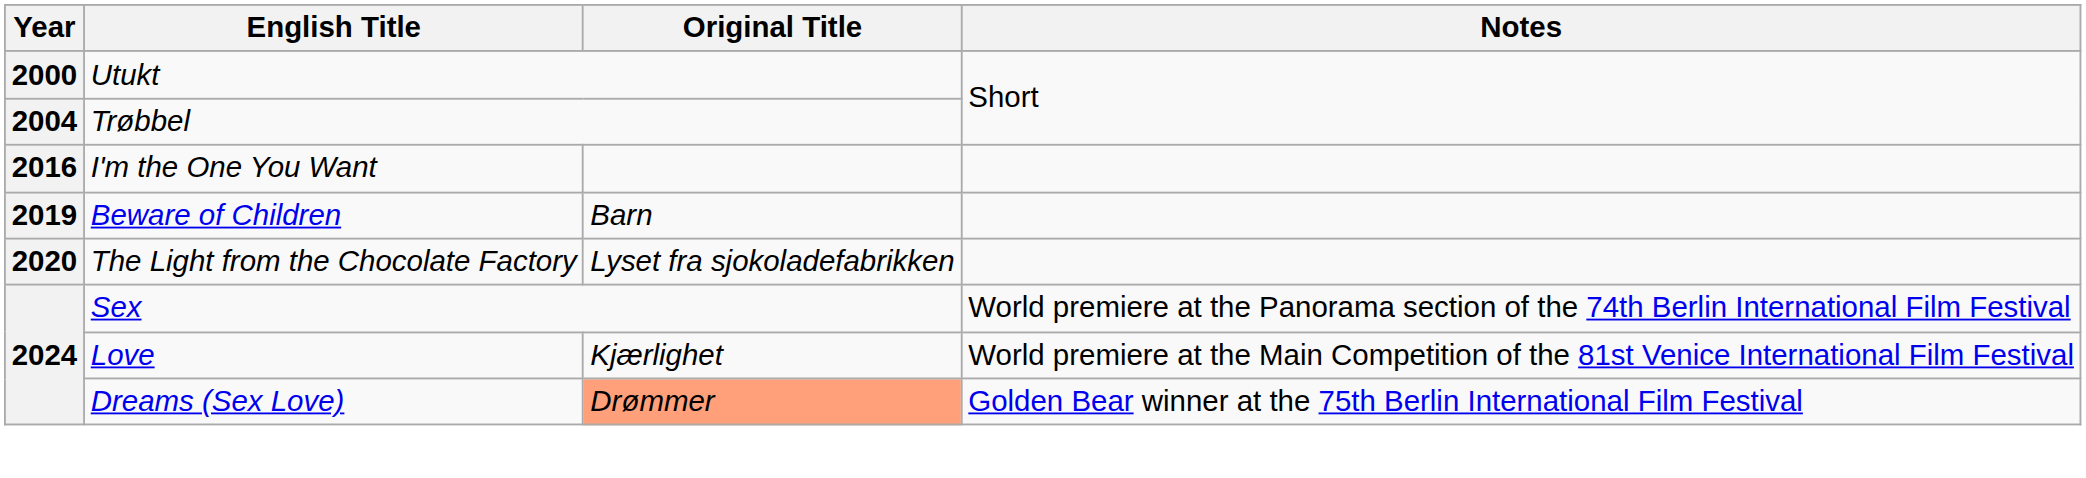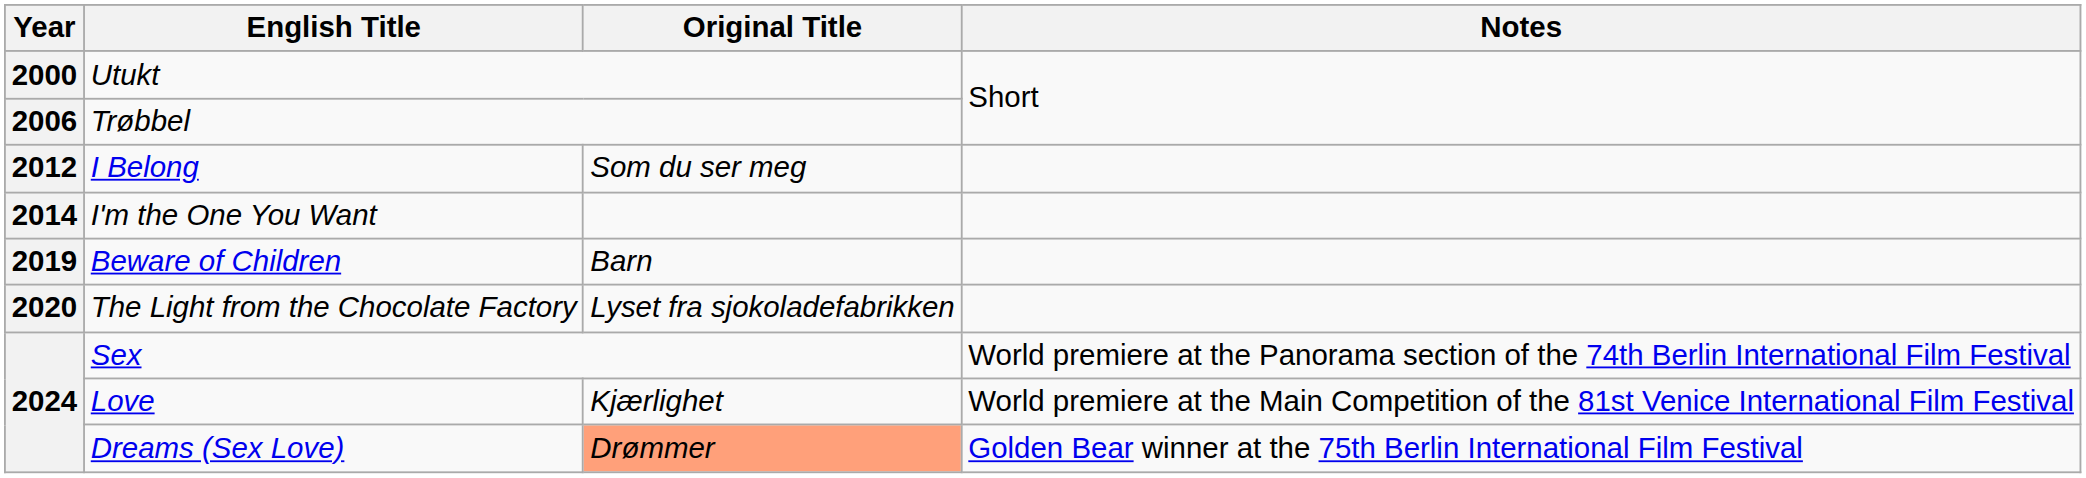(44, 121) 2004 -> (44, 121) 2006
+ row: (145, 167)
(44, 167) 2016 -> (44, 214) 2014
